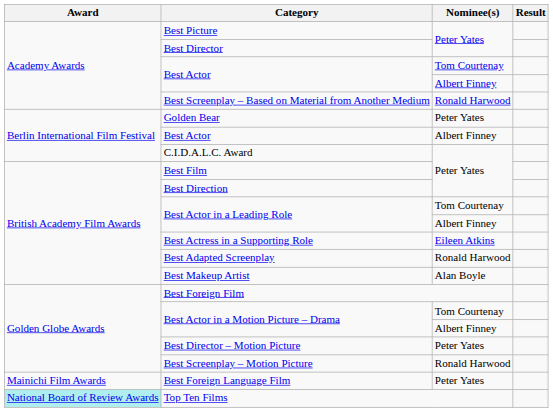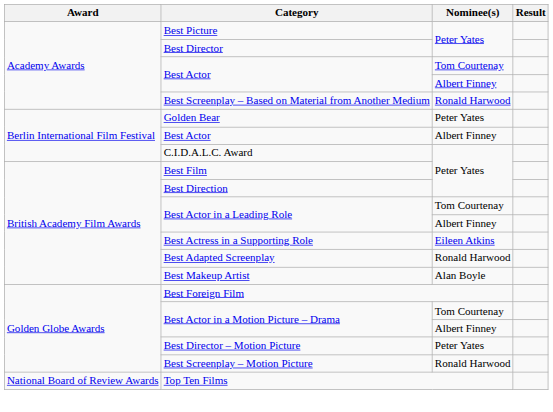- row: (227, 380)
(83, 398) paleturquoise background -> (83, 380) no background
